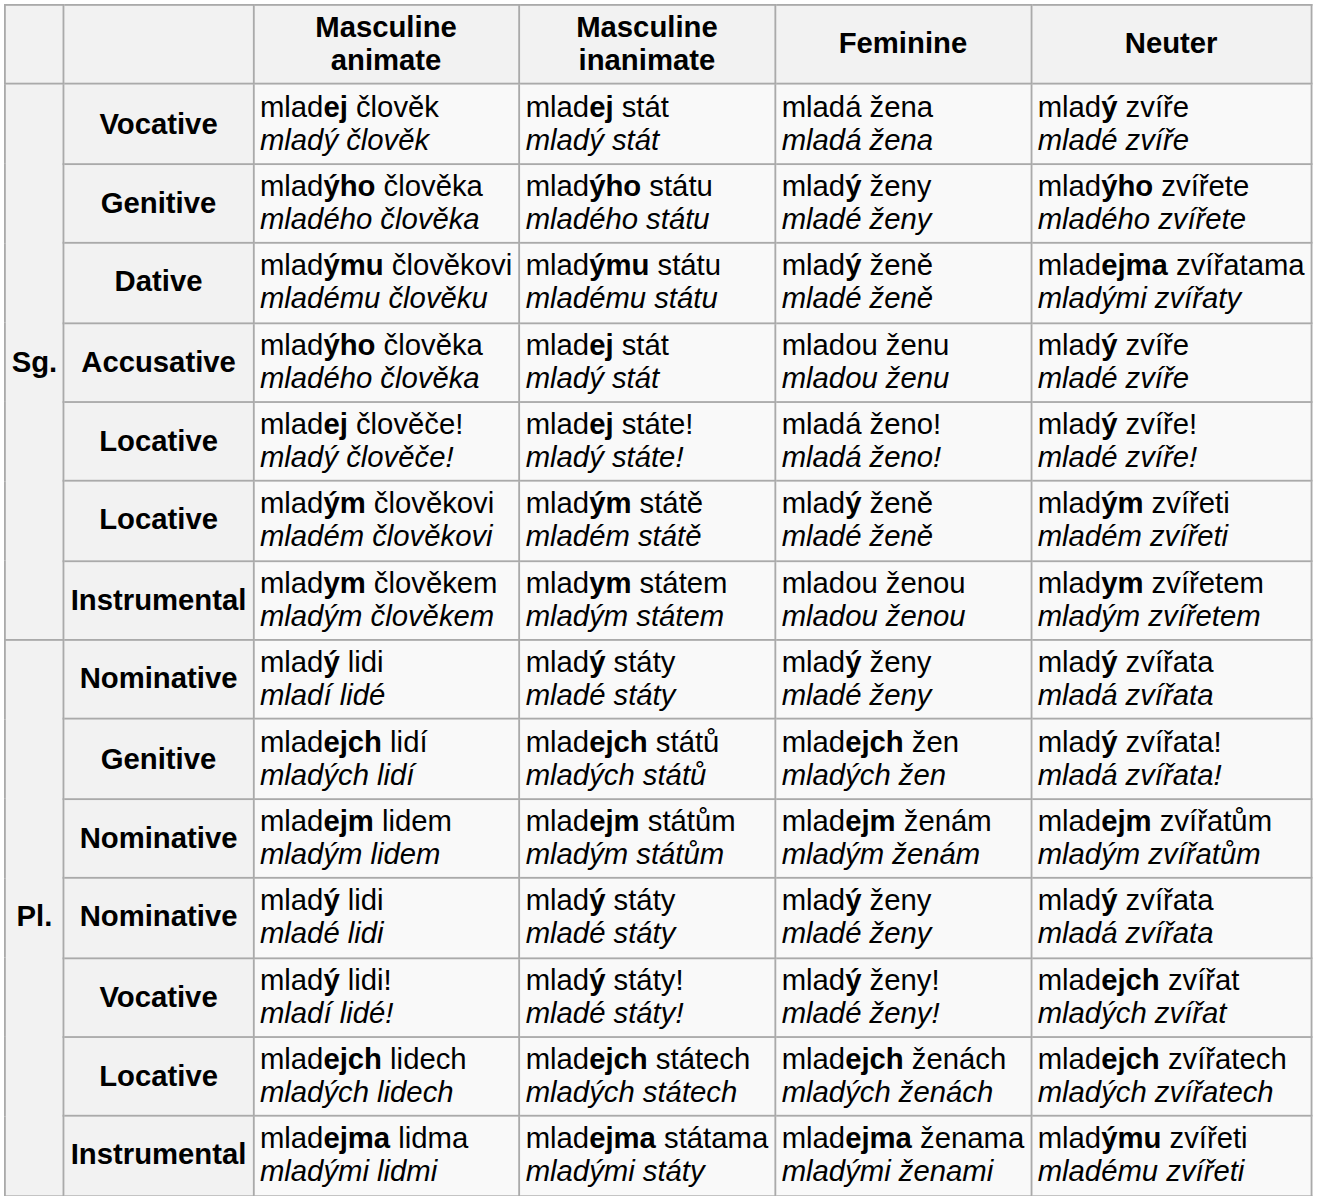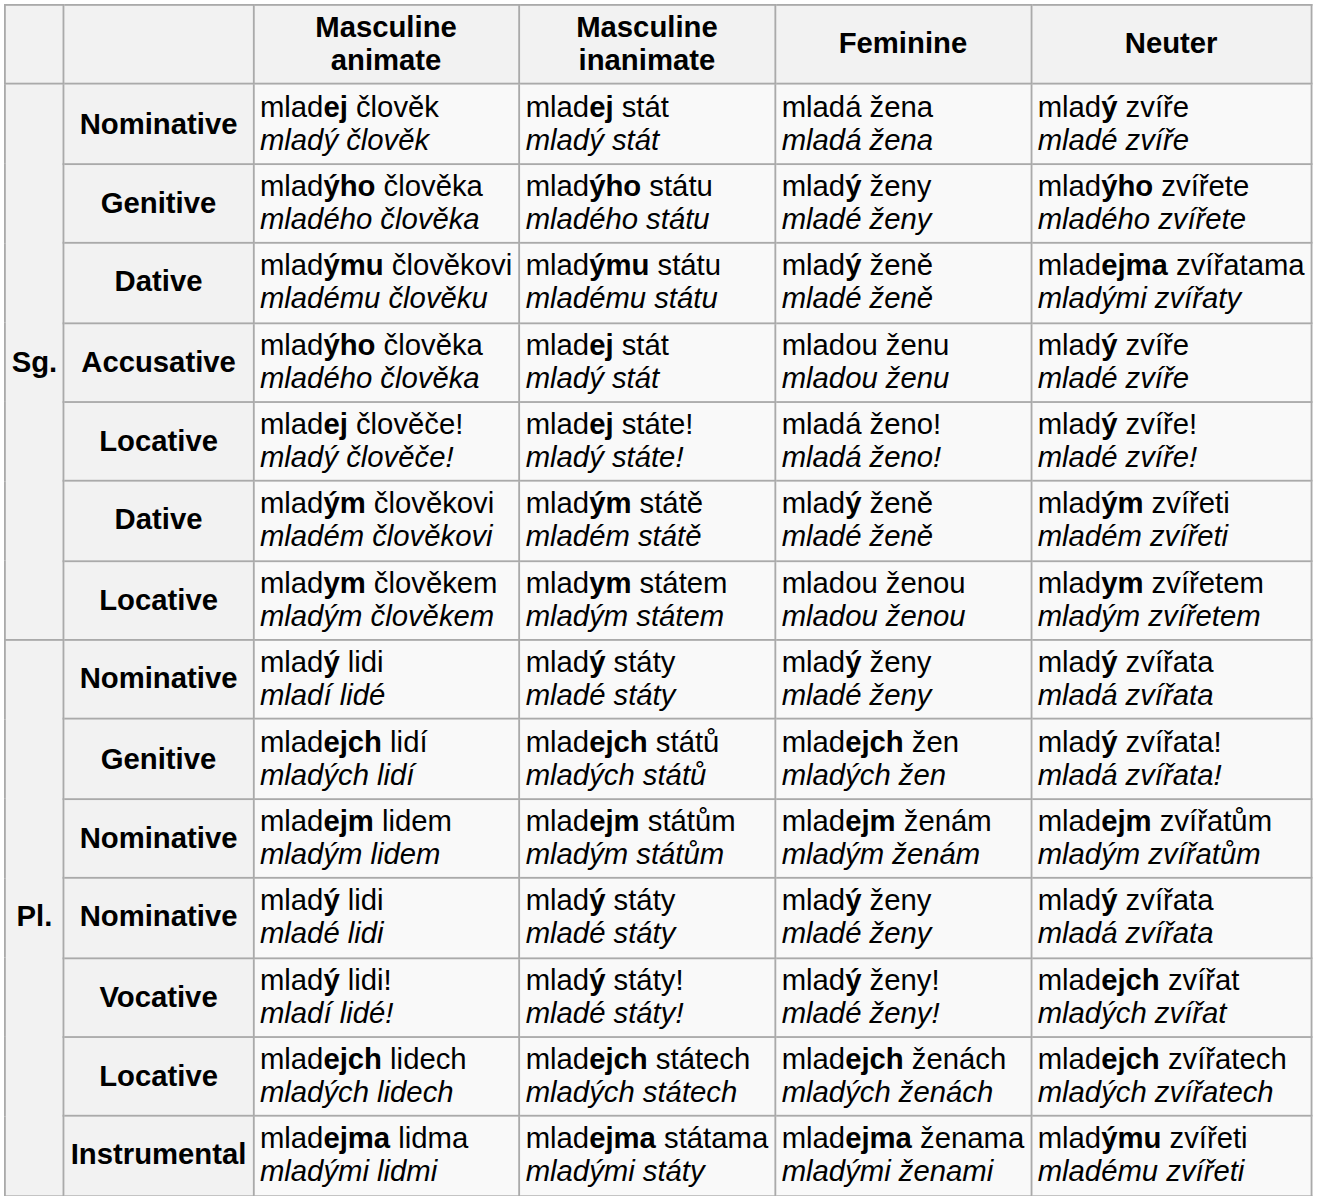(159, 123) Vocative -> (159, 123) Nominative
(159, 520) Locative -> (159, 520) Dative
(159, 599) Instrumental -> (159, 599) Locative
